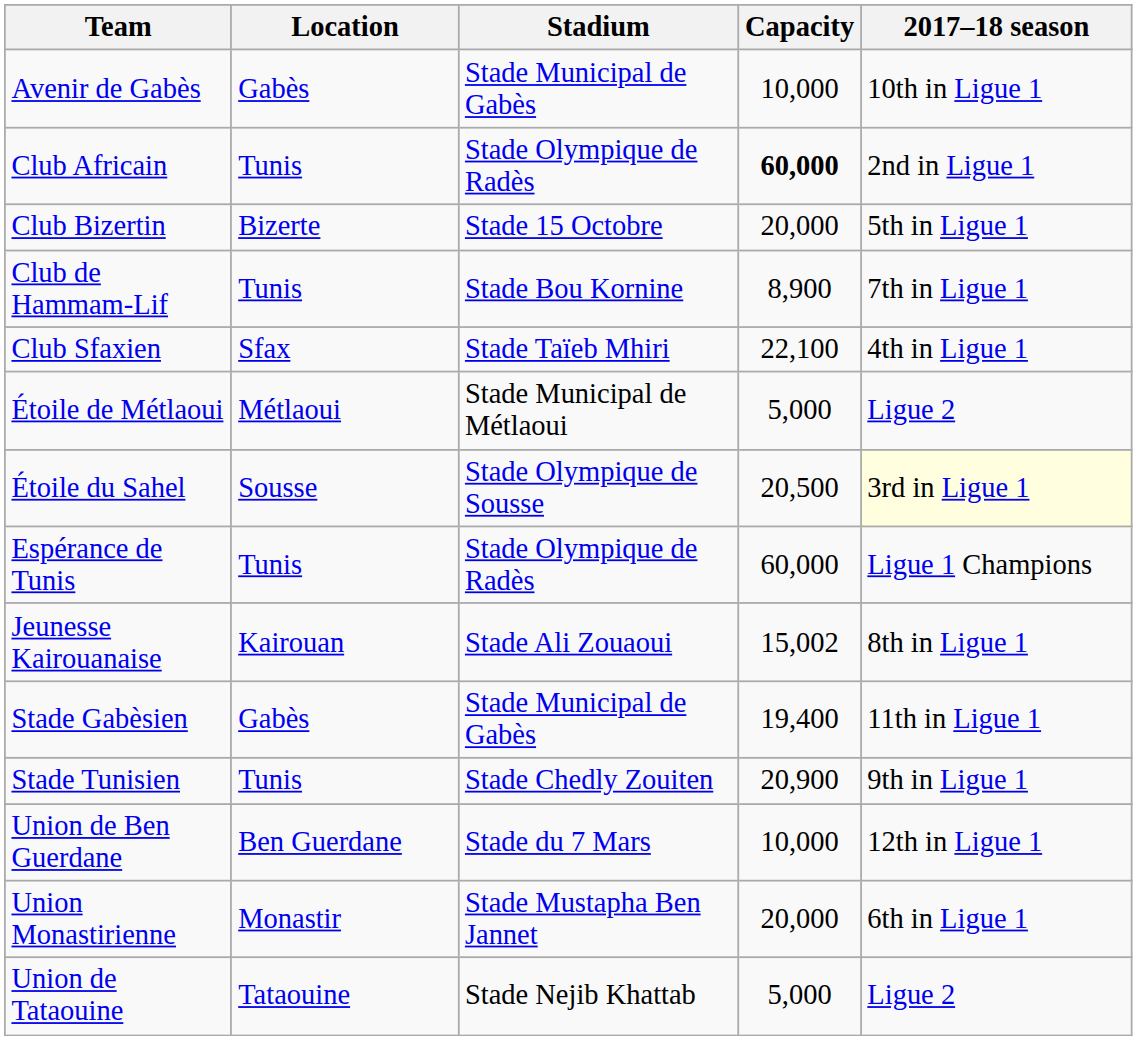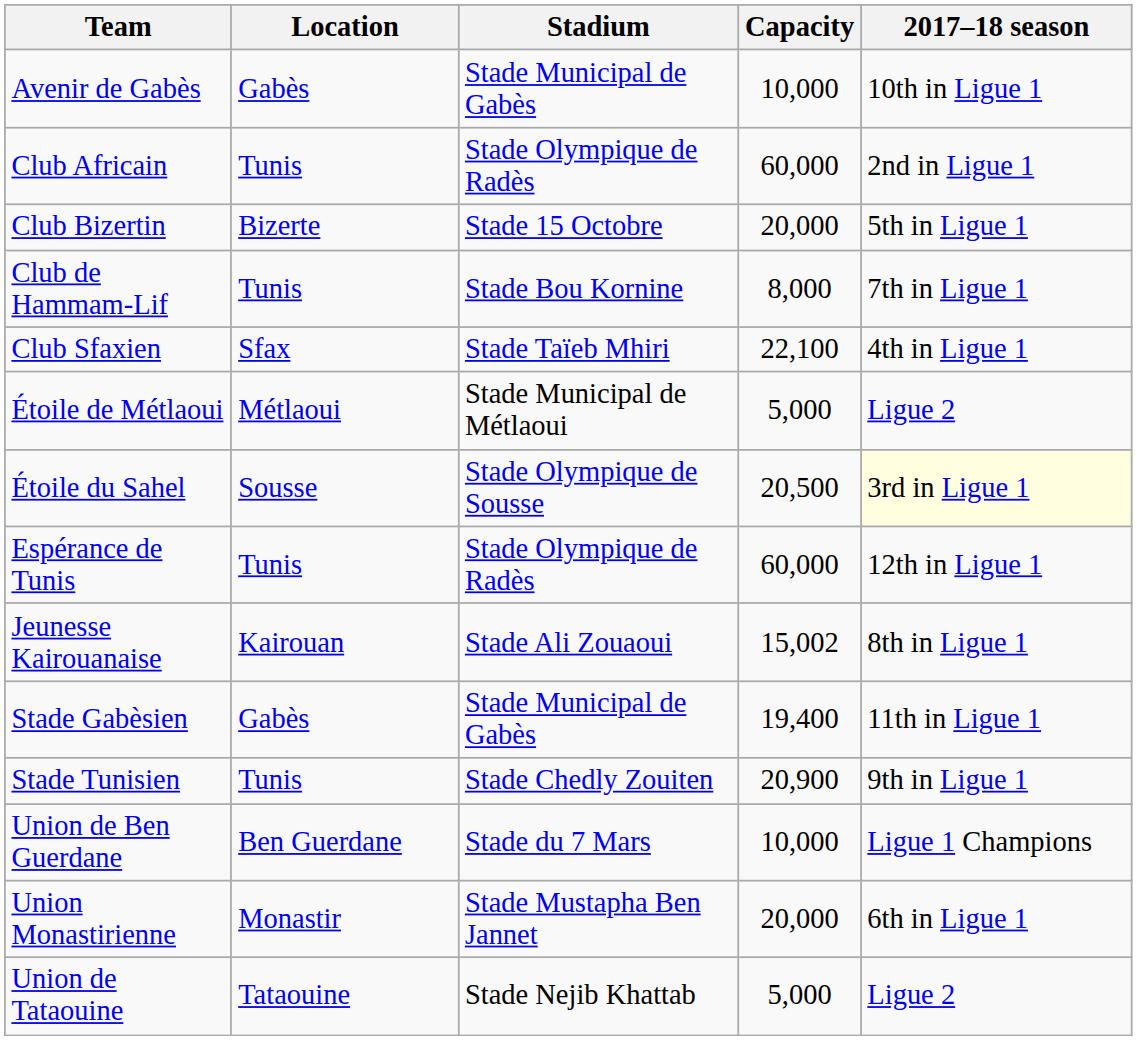(800, 165) bold -> (800, 165) normal
(800, 287) 8,900 -> (800, 287) 8,000
(980, 564) Ligue 1 Champions -> (955, 564) 12th in Ligue 1
(955, 841) 12th in Ligue 1 -> (980, 841) Ligue 1 Champions
